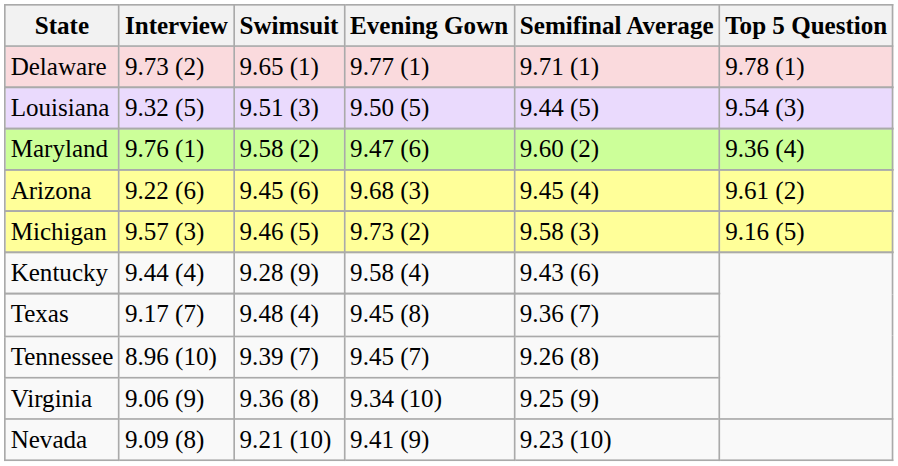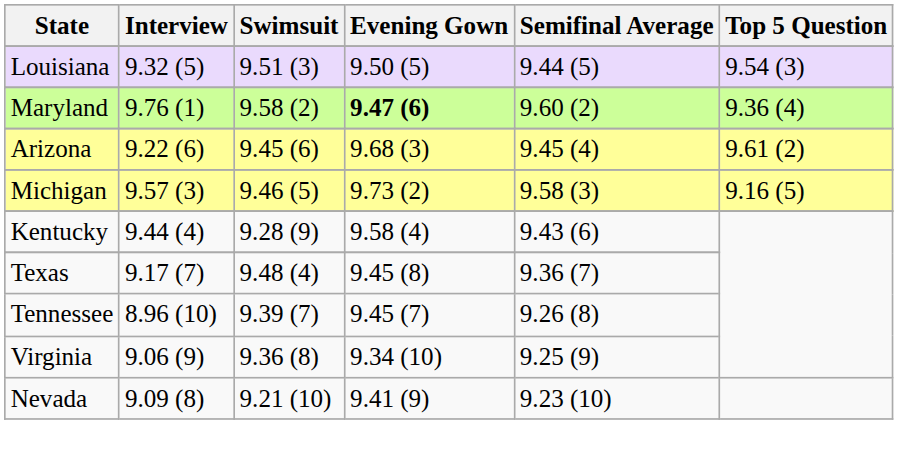- row: (59, 66)
(390, 149) normal -> (390, 108) bold
